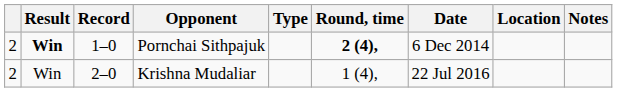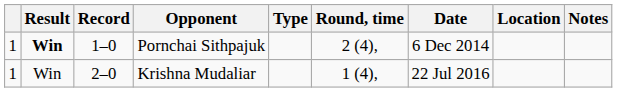(13, 46) 2 -> (13, 46) 1
(360, 46) bold -> (360, 46) normal
(13, 73) 2 -> (13, 73) 1
